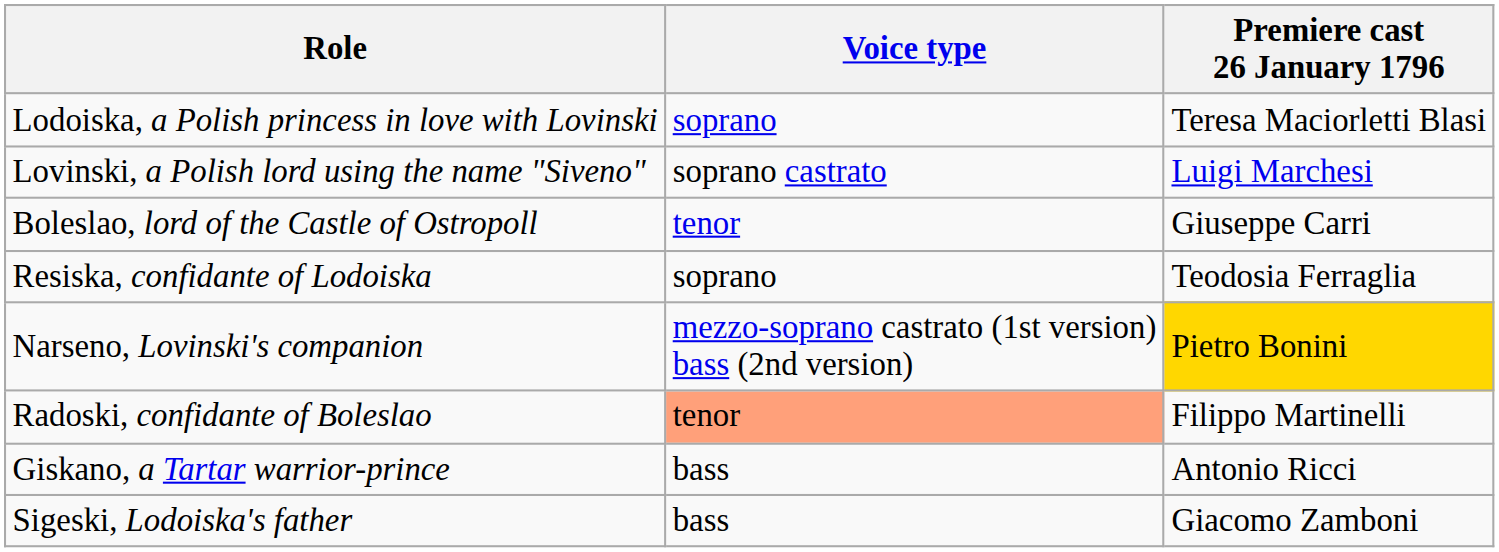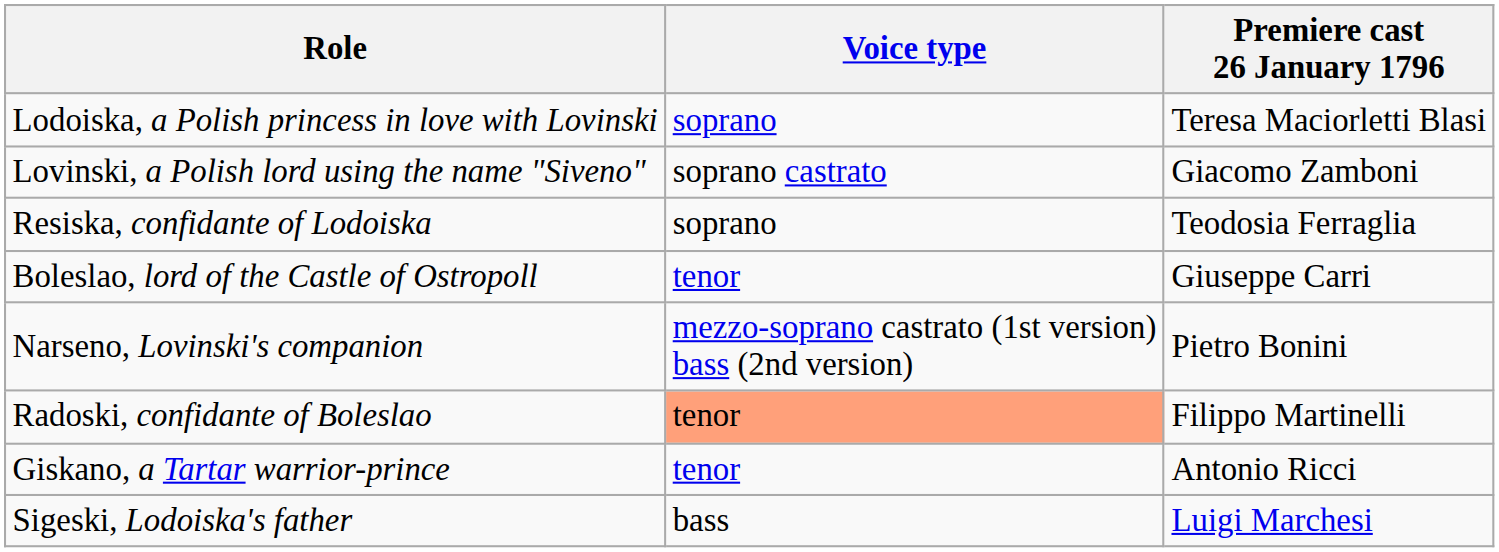(1272, 171) Luigi Marchesi -> (1295, 171) Giacomo Zamboni
rows swapped: (275, 223) <-> (222, 275)
(1259, 345) gold background -> (1259, 345) no background
(701, 468) bass -> (706, 468) tenor
(1295, 520) Giacomo Zamboni -> (1272, 520) Luigi Marchesi
